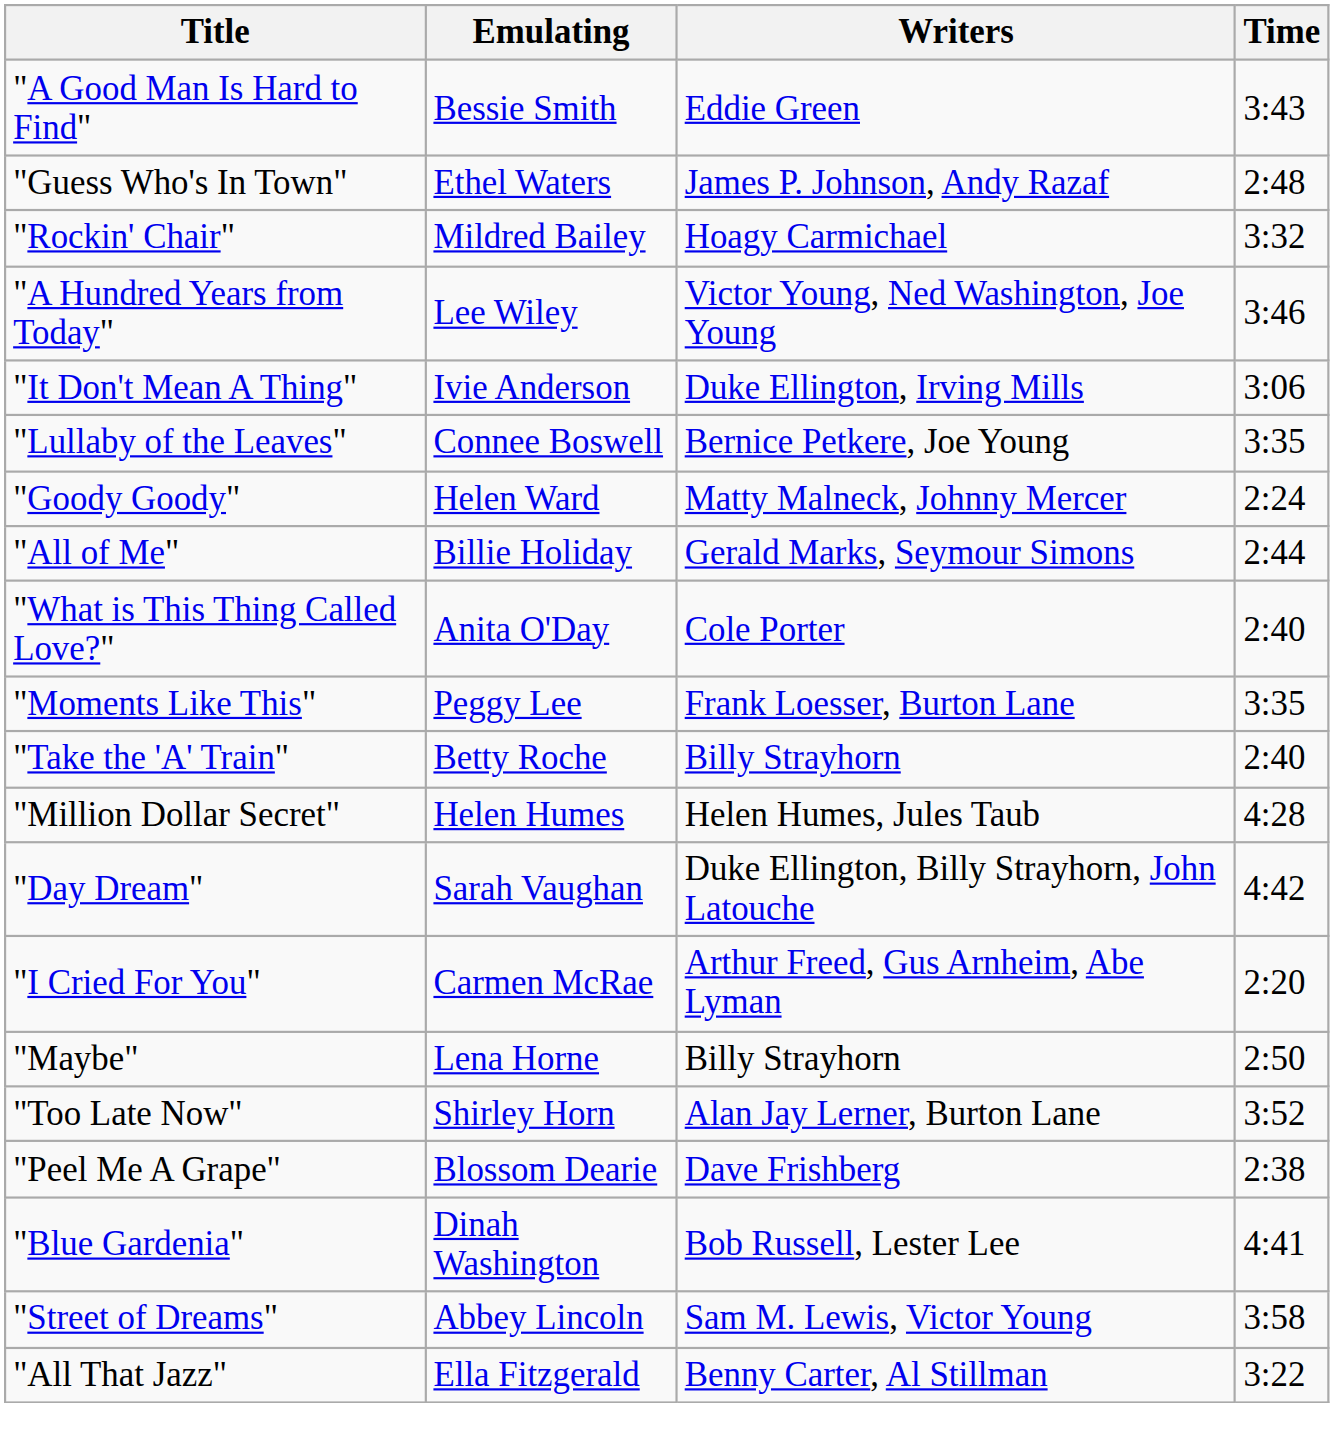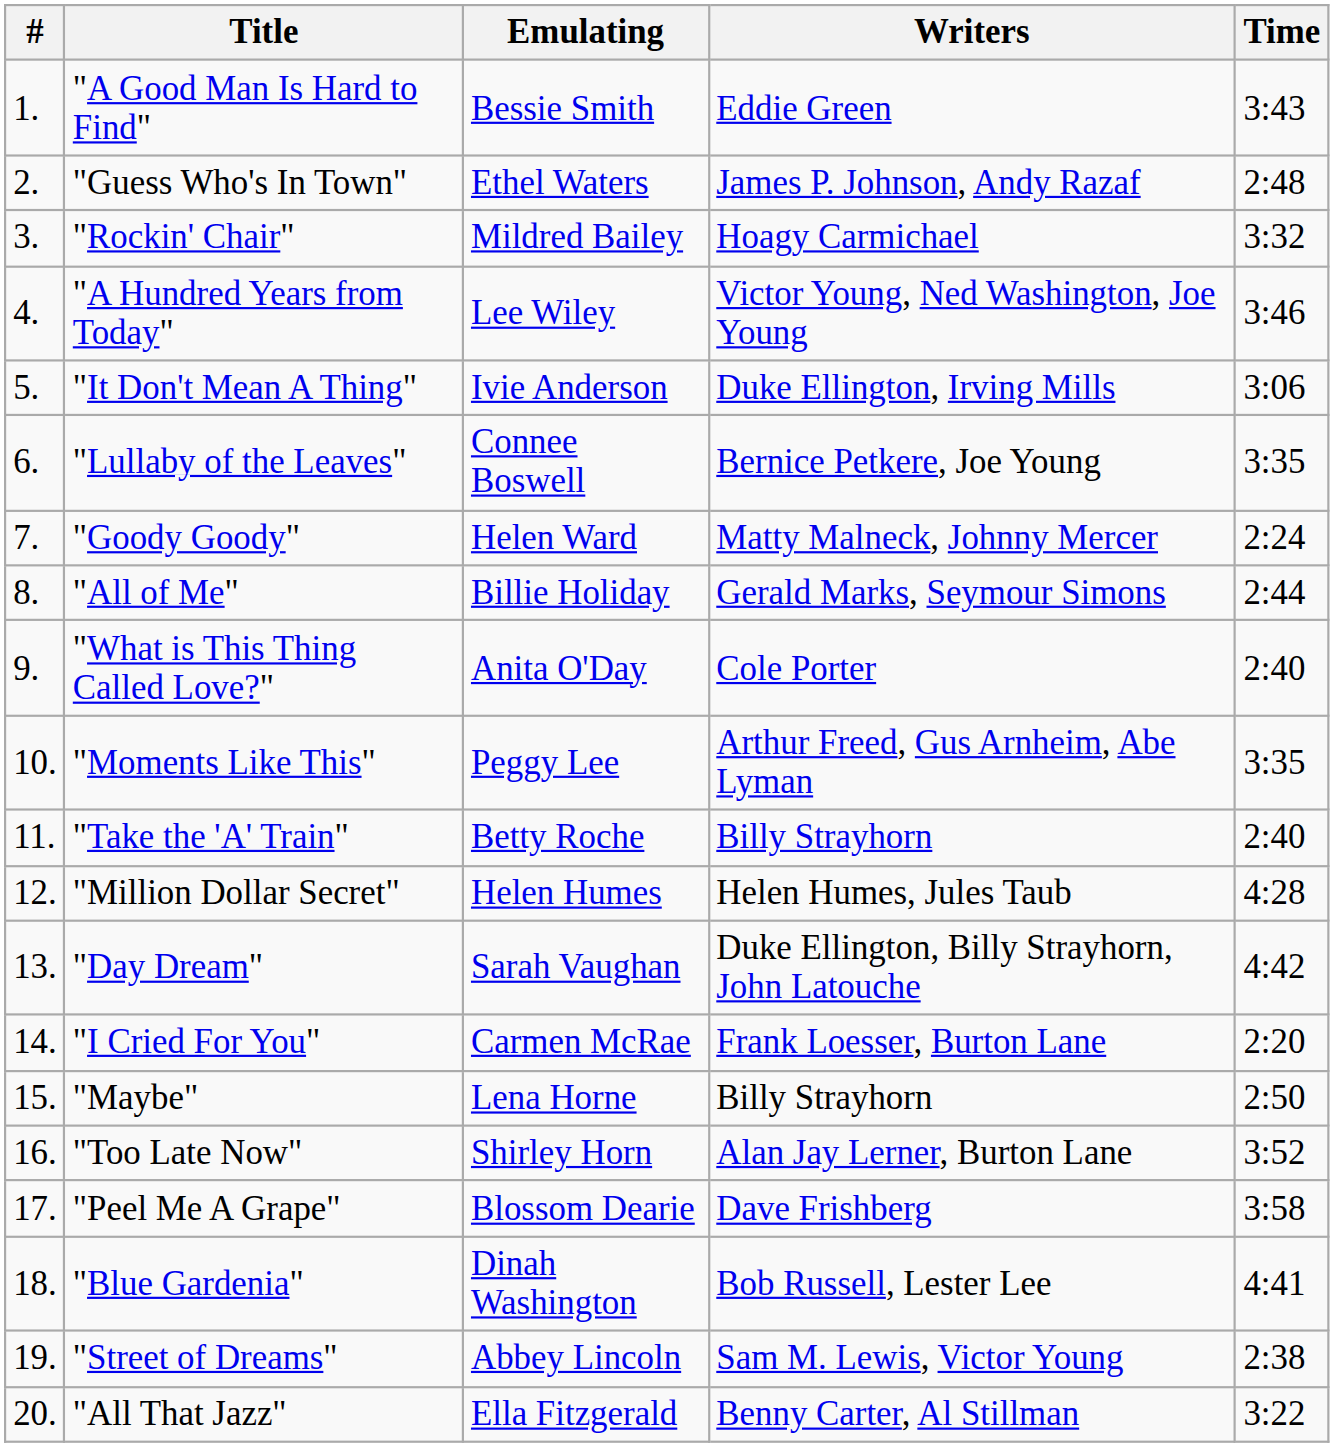+ column: (35, 32)
(880, 703) Frank Loesser, Burton Lane -> (946, 761) Arthur Freed, Gus Arnheim, Abe Lyman
(914, 983) Arthur Freed, Gus Arnheim, Abe Lyman -> (911, 1042) Frank Loesser, Burton Lane
(1274, 1168) 2:38 -> (1274, 1207) 3:58
(1274, 1318) 3:58 -> (1274, 1357) 2:38
